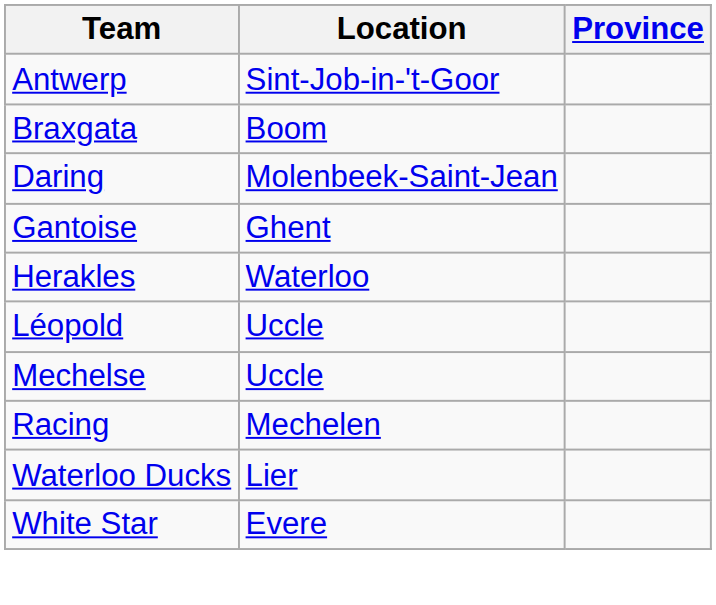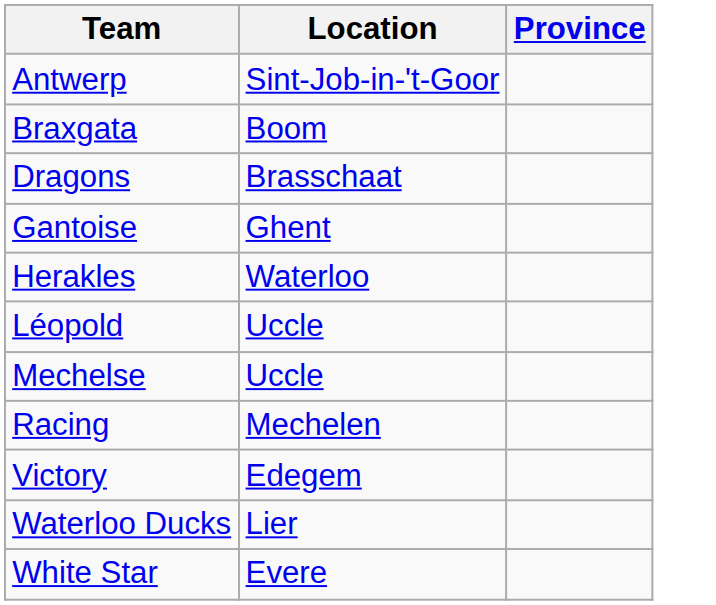- row: (58, 177)
+ row: (71, 177)
+ row: (60, 474)
